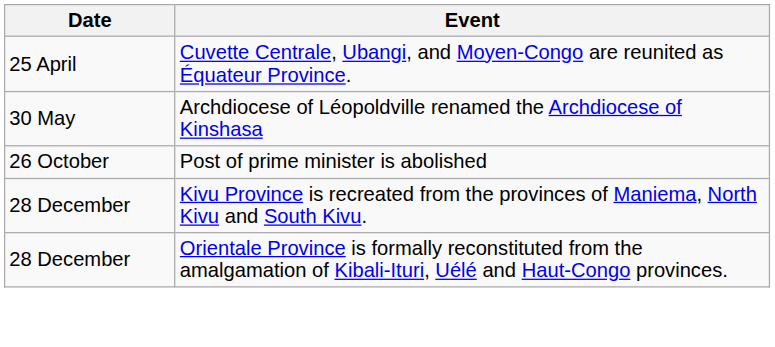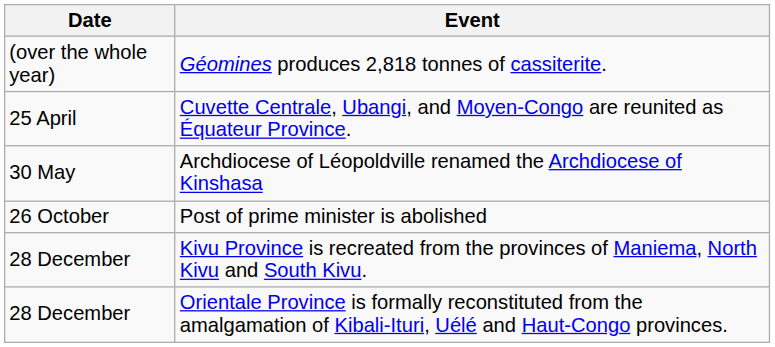+ row: (393, 63)
